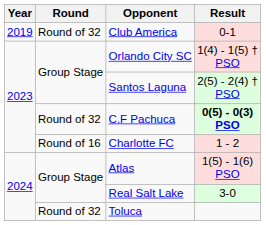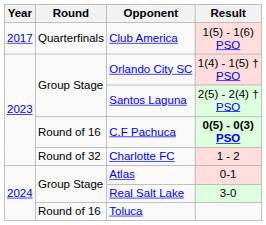(20, 31) 2019 -> (20, 38) 2017
(69, 31) Round of 32 -> (71, 38) Quarterfinals
(228, 31) 0-1 -> (228, 38) 1(5) - 1(6) PSO
(69, 119) Round of 32 -> (69, 132) Round of 16
(69, 143) Round of 16 -> (69, 156) Round of 32
(228, 168) 1(5) - 1(6) PSO -> (228, 175) 0-1
(69, 211) Round of 32 -> (69, 211) Round of 16
